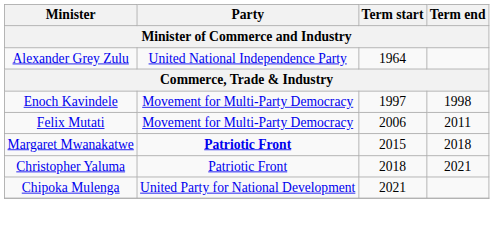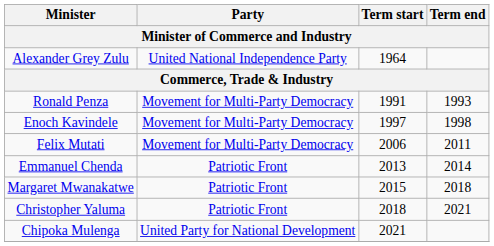+ row: (71, 101)
+ row: (71, 166)
(248, 144) bold -> (248, 187) normal
